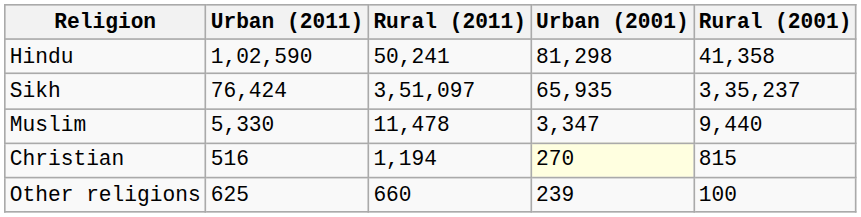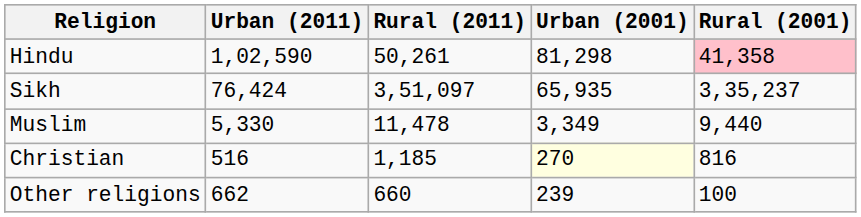(412, 57) 50,241 -> (412, 57) 50,261
(737, 57) no background -> (737, 57) pink background
(568, 126) 3,347 -> (568, 126) 3,349
(405, 160) 1,194 -> (405, 160) 1,185
(718, 160) 815 -> (718, 160) 816
(230, 195) 625 -> (230, 195) 662
